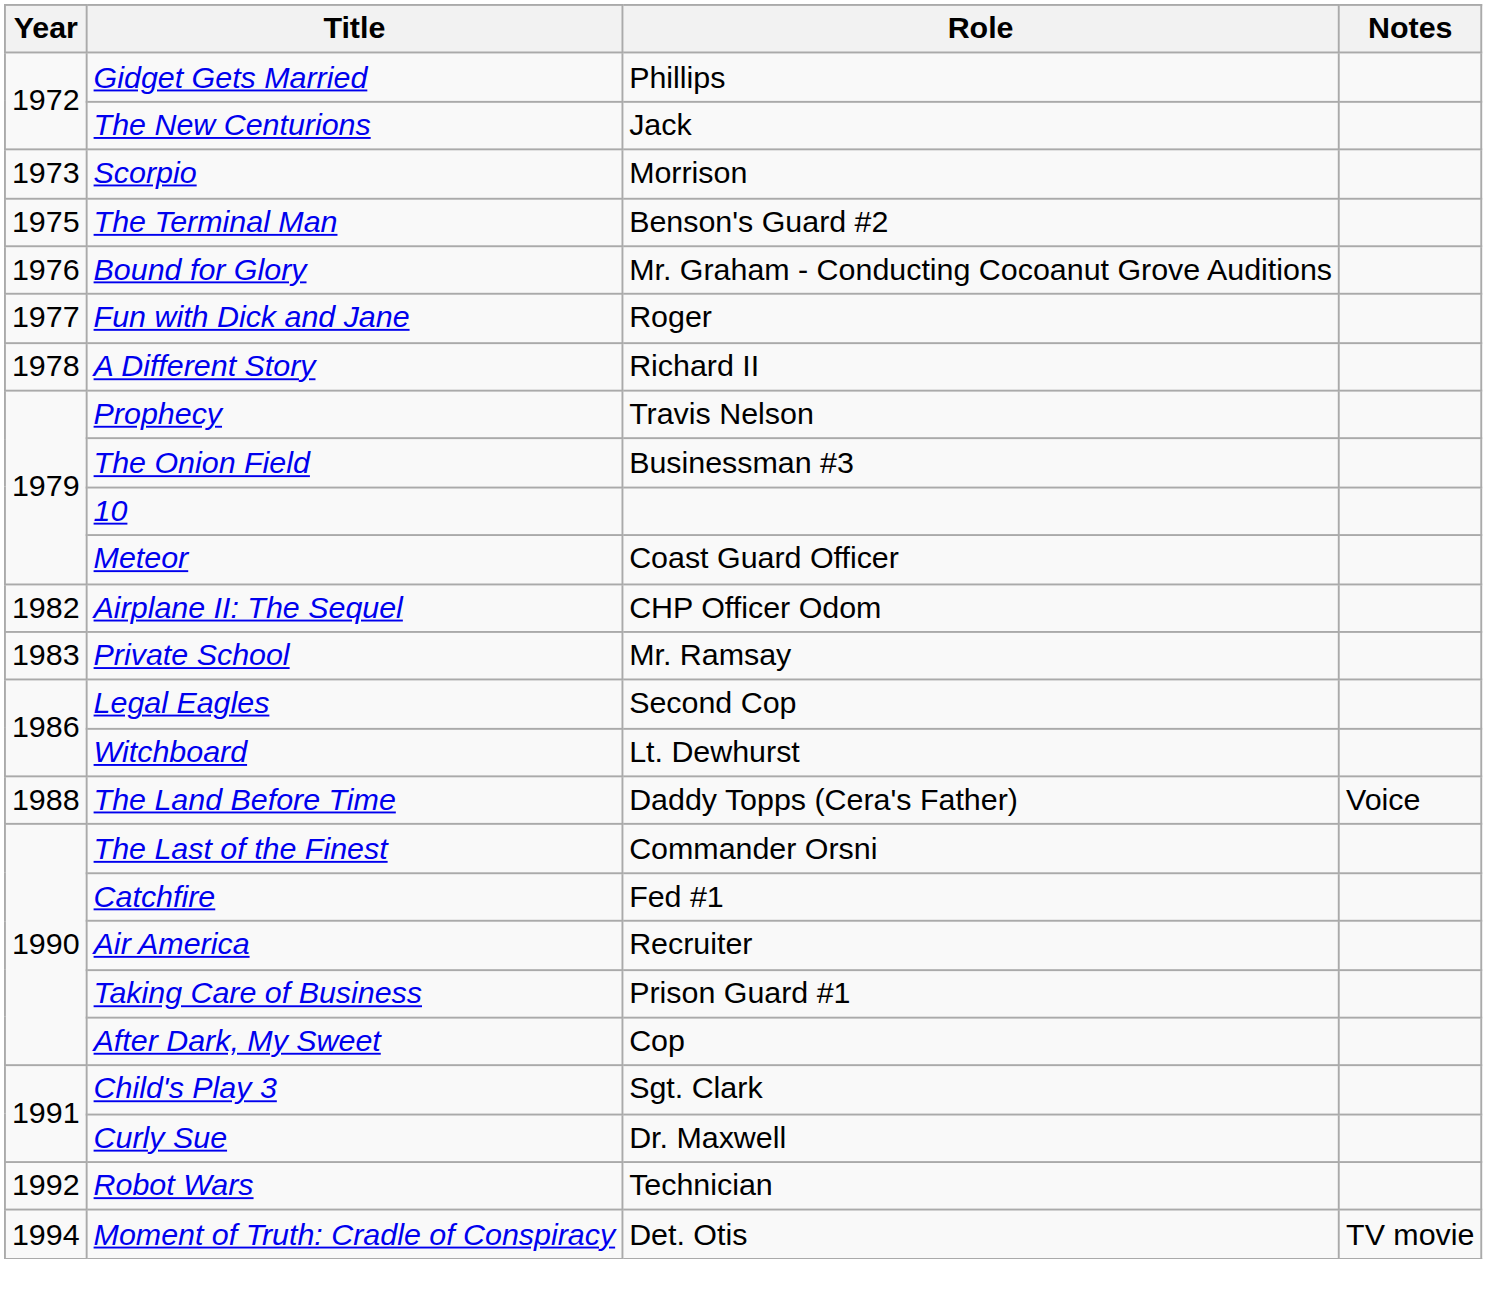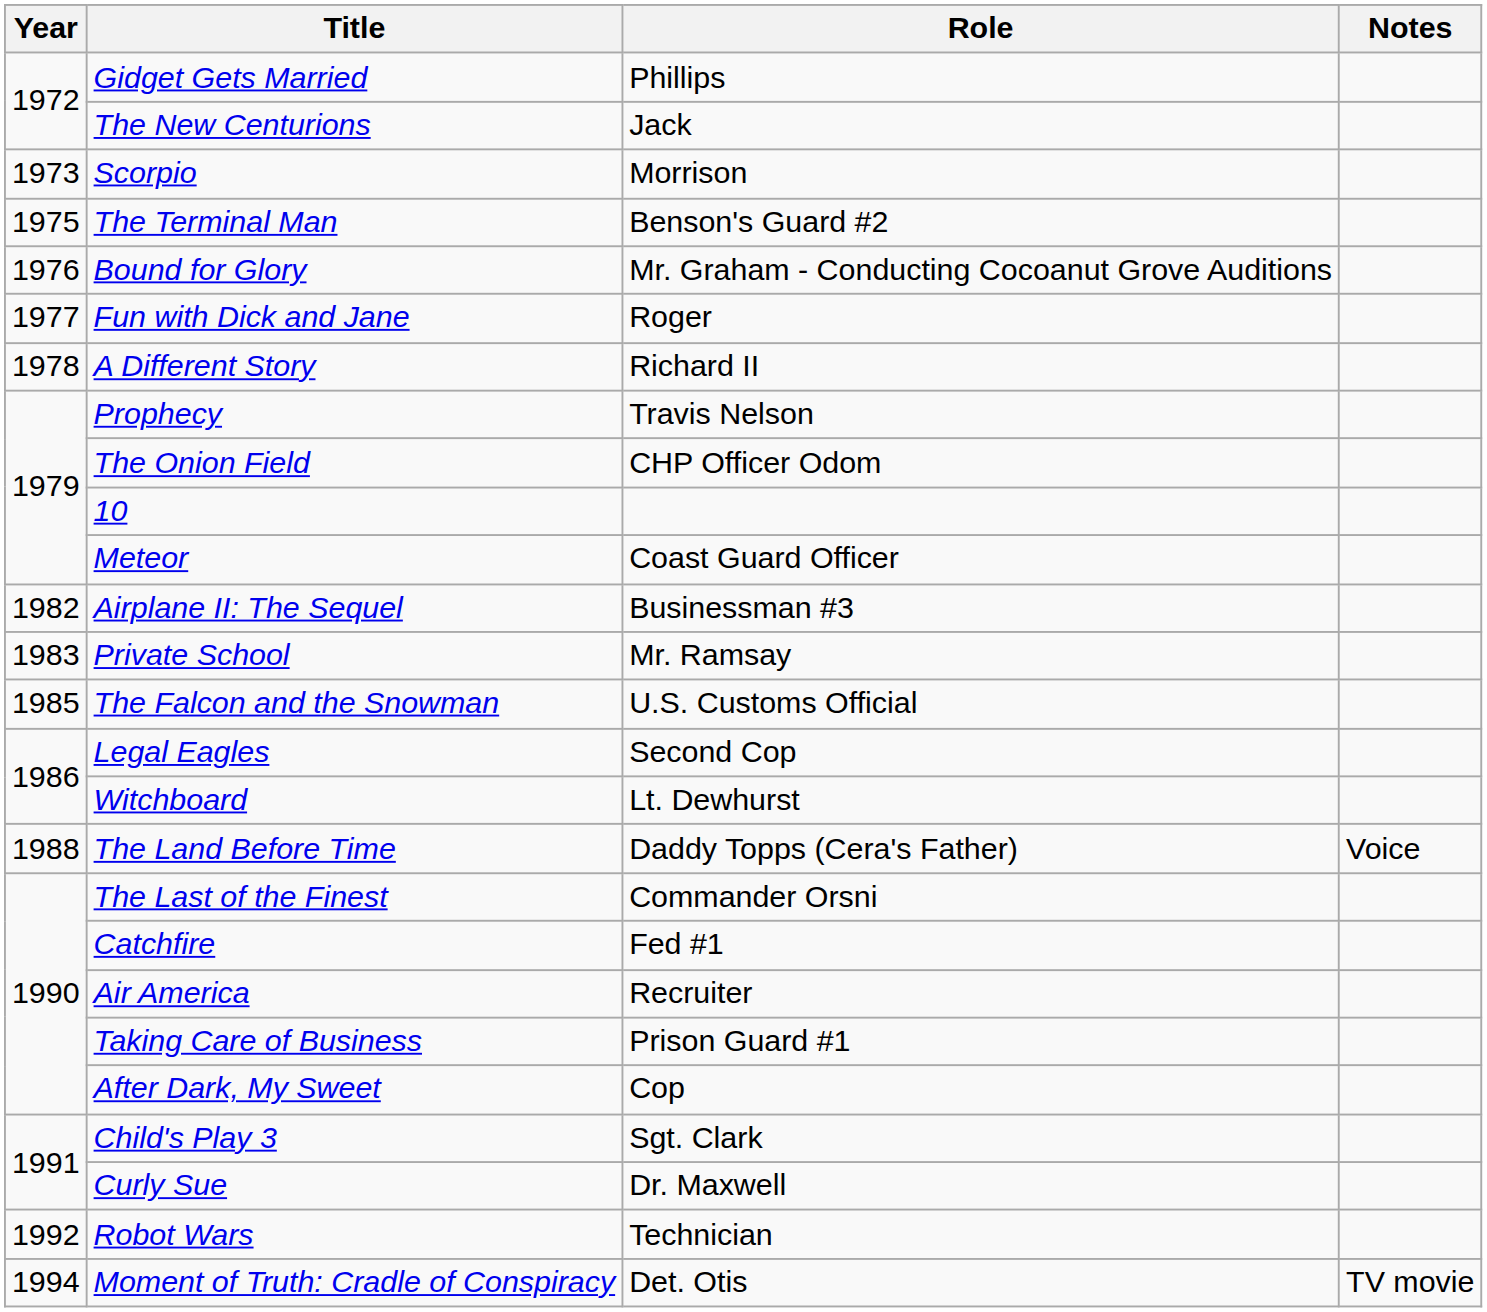(742, 462) Businessman #3 -> (755, 462) CHP Officer Odom
(755, 607) CHP Officer Odom -> (742, 607) Businessman #3
+ row: (296, 703)
